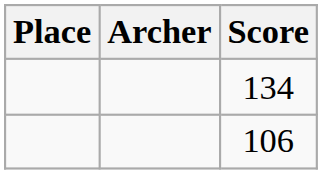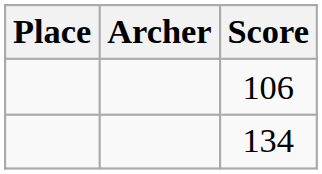rows swapped: (268, 86) <-> (268, 140)
